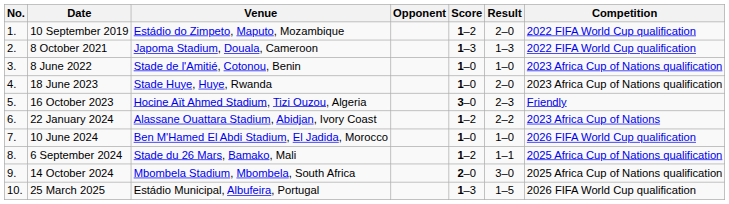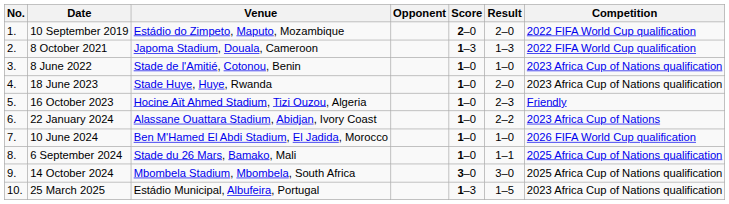(467, 31) 1–2 -> (467, 31) 2–0
(467, 102) 3–0 -> (467, 102) 1–0
(467, 119) 1–2 -> (467, 119) 1–0
(467, 155) 1–2 -> (467, 155) 1–0
(467, 173) 2–0 -> (467, 173) 3–0
(611, 191) 2026 FIFA World Cup qualification -> (625, 191) 2023 Africa Cup of Nations qualification
